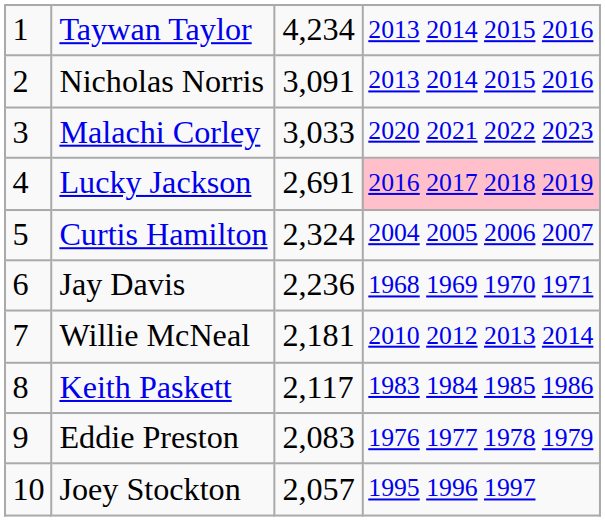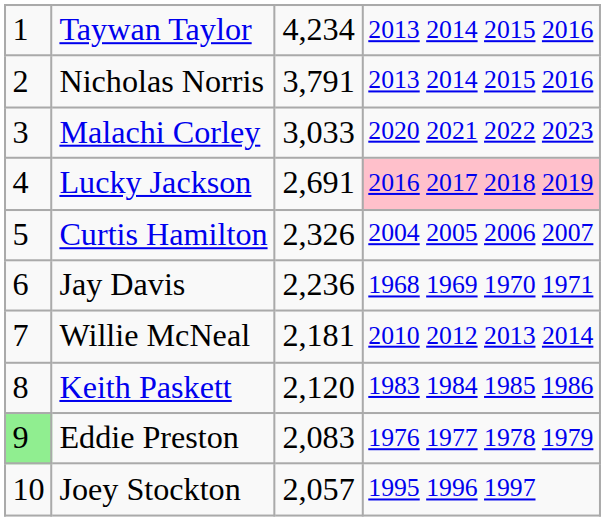(319, 81) 3,091 -> (319, 81) 3,791
(319, 234) 2,324 -> (319, 234) 2,326
(318, 387) 2,117 -> (319, 387) 2,120
(20, 438) no background -> (20, 438) lightgreen background
